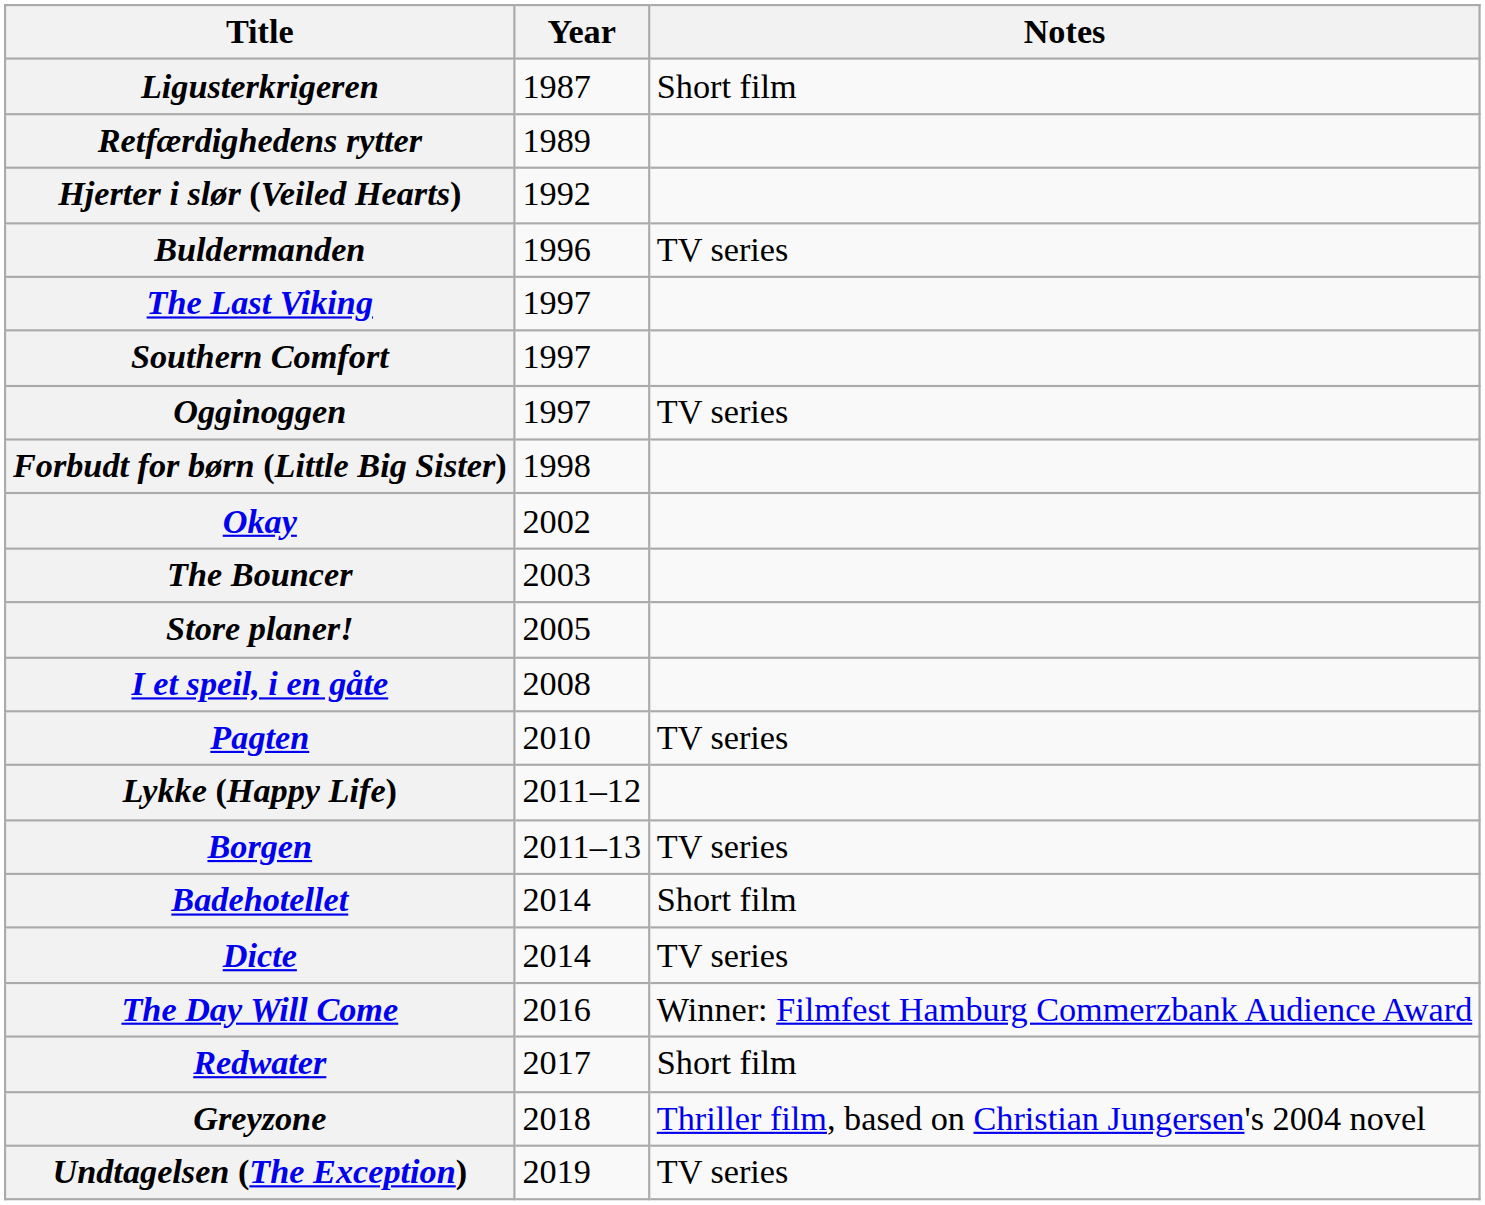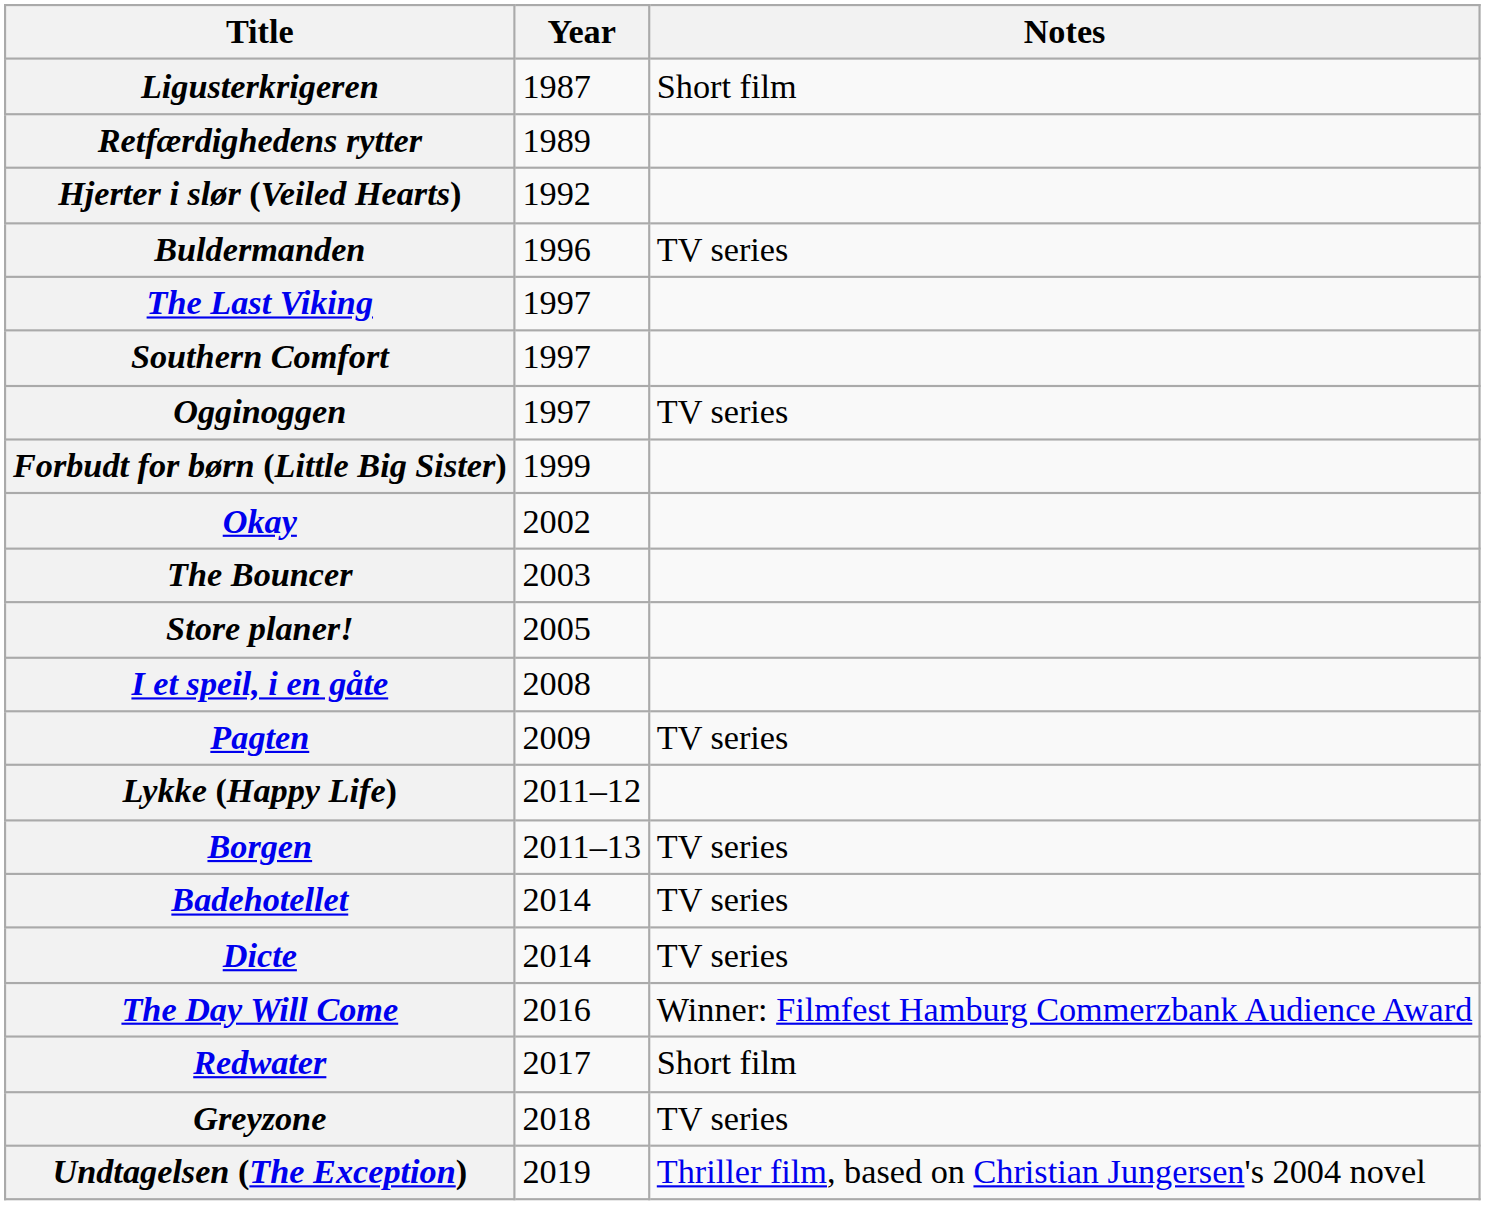(557, 466) 1998 -> (557, 466) 1999
(557, 737) 2010 -> (557, 737) 2009
(727, 900) Short film -> (723, 900) TV series
(1041, 1117) Thriller film, based on Christian Jungersen's 2004 novel -> (723, 1117) TV series
(723, 1172) TV series -> (1041, 1172) Thriller film, based on Christian Jungersen's 2004 novel
